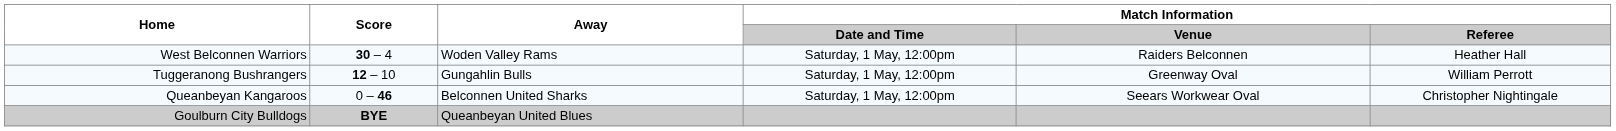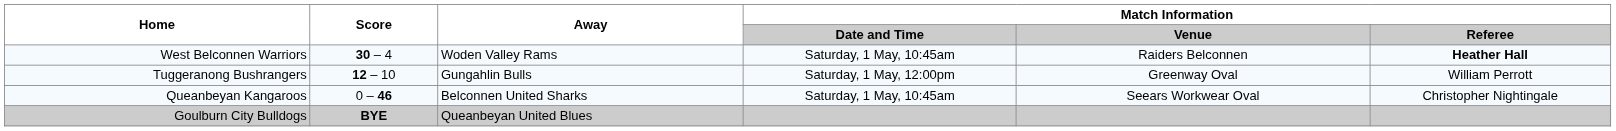(880, 55) Saturday, 1 May, 12:00pm -> (880, 55) Saturday, 1 May, 10:45am
(1490, 55) normal -> (1490, 55) bold
(880, 95) Saturday, 1 May, 12:00pm -> (880, 95) Saturday, 1 May, 10:45am
